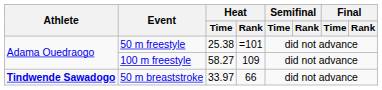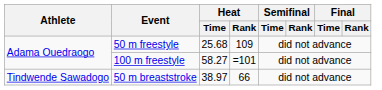(221, 45) 25.38 -> (215, 45) 25.68
(251, 45) =101 -> (244, 45) 109
(251, 61) 109 -> (244, 61) =101
(61, 78) bold -> (58, 78) normal
(221, 78) 33.97 -> (215, 78) 38.97
